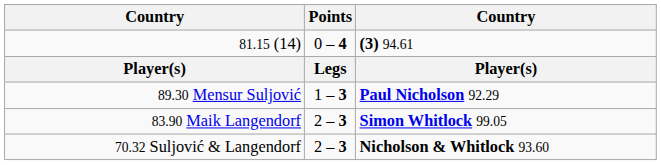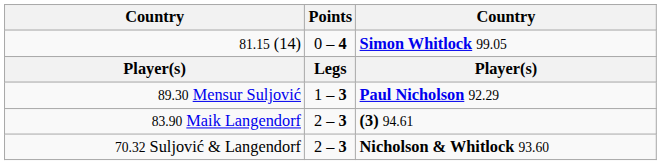(386, 43) (3) 94.61 -> (433, 43) Simon Whitlock 99.05
(433, 120) Simon Whitlock 99.05 -> (386, 120) (3) 94.61
